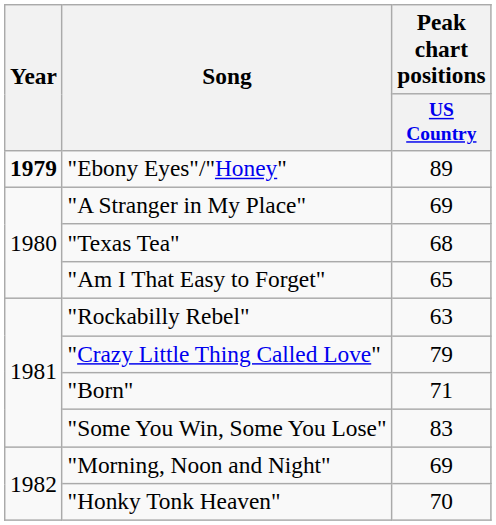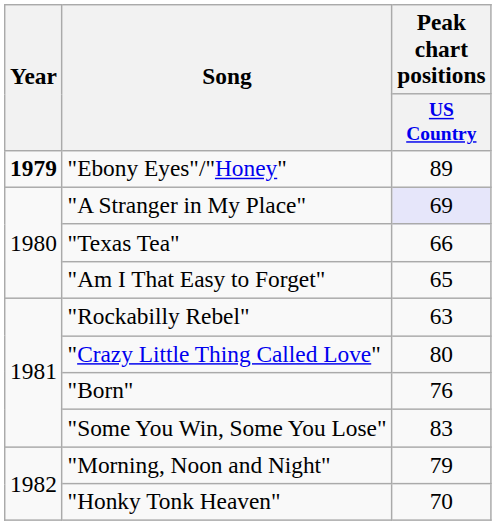(441, 205) no background -> (441, 205) lavender background
(441, 242) 68 -> (441, 242) 66
(441, 353) 79 -> (441, 353) 80
(441, 390) 71 -> (441, 390) 76
(441, 464) 69 -> (441, 464) 79
